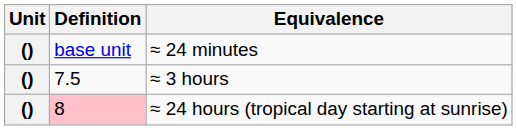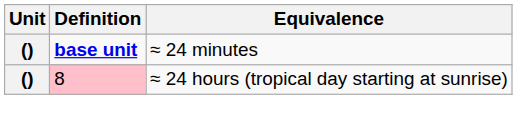(93, 49) normal -> (96, 49) bold
- row: (189, 79)
